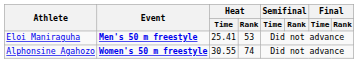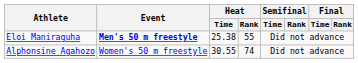(224, 38) 25.41 -> (224, 38) 25.38
(249, 38) 53 -> (249, 38) 55
(153, 51) bold -> (153, 51) normal
